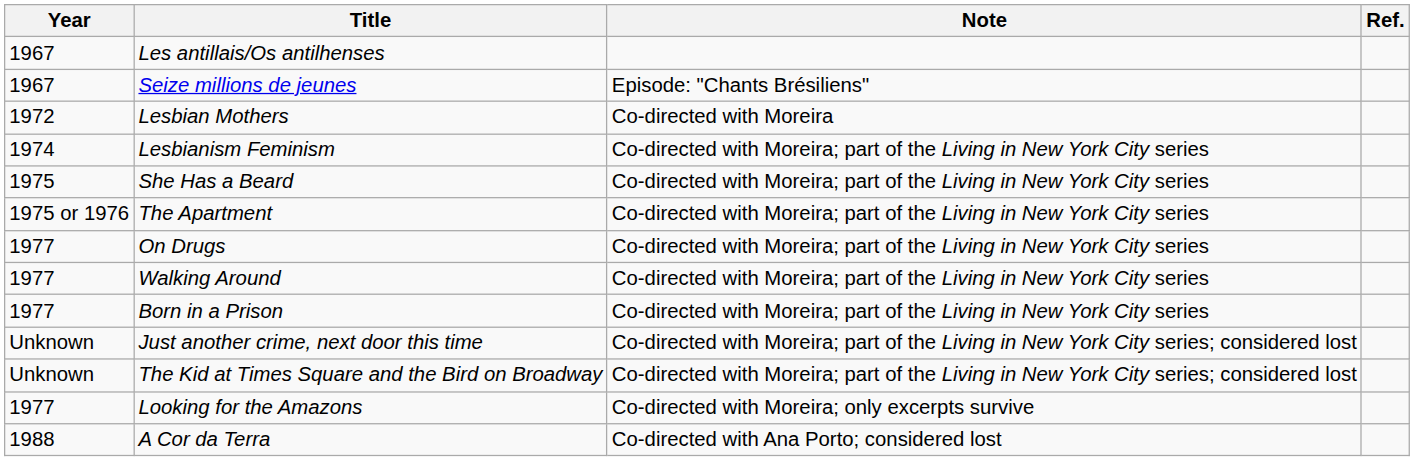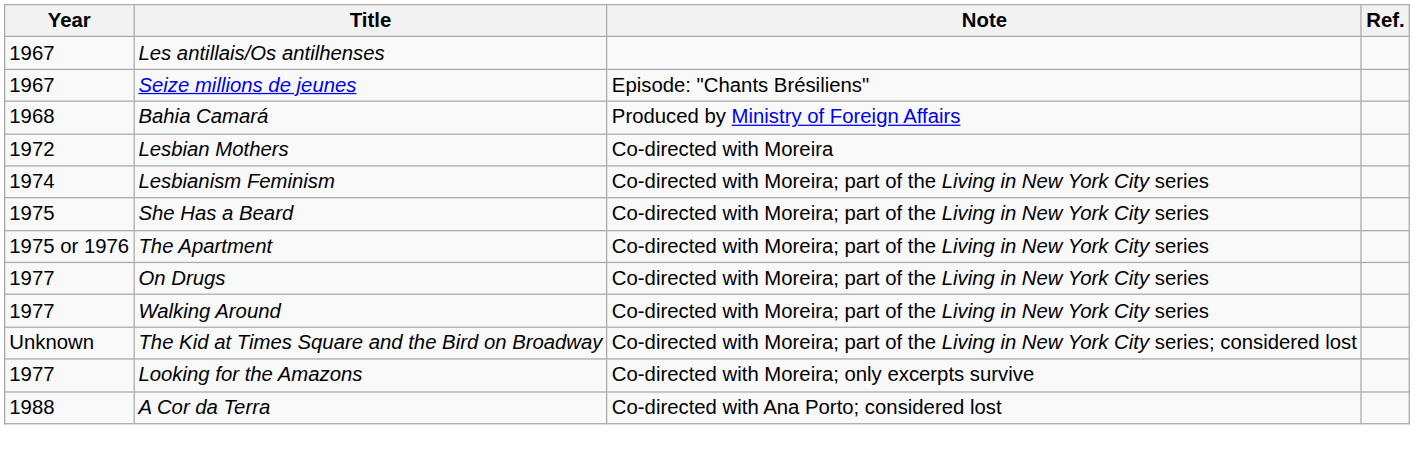+ row: (203, 117)
- row: (211, 310)
- row: (311, 342)
